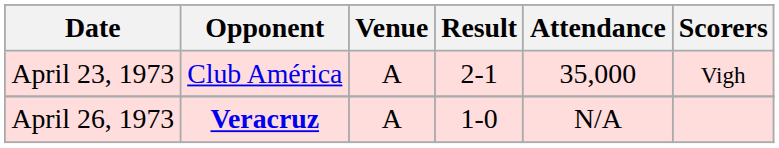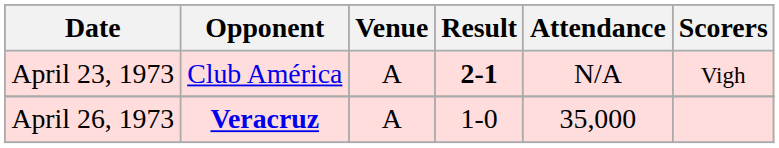(479, 73) normal -> (479, 73) bold
(598, 73) 35,000 -> (598, 73) N/A
(598, 119) N/A -> (598, 119) 35,000
